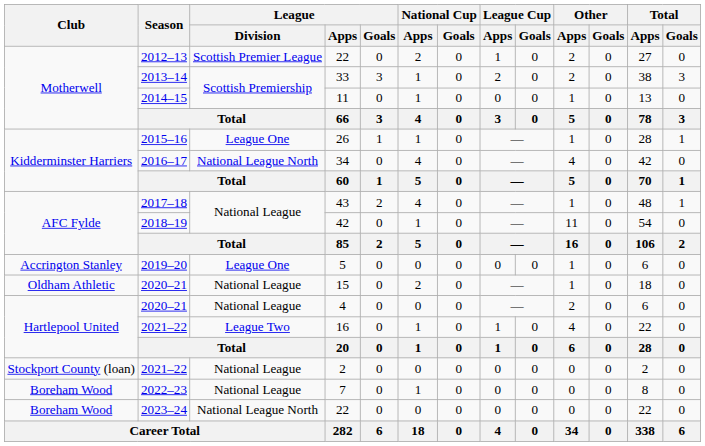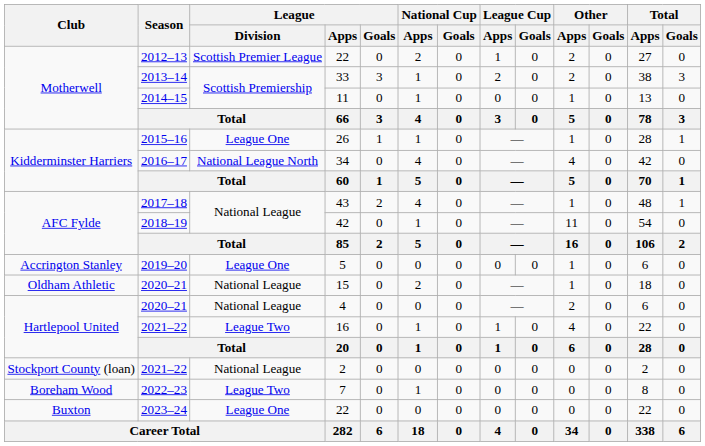(257, 389) National League -> (257, 389) League Two
(71, 410) Boreham Wood -> (71, 410) Buxton
(257, 410) National League North -> (257, 410) League One
